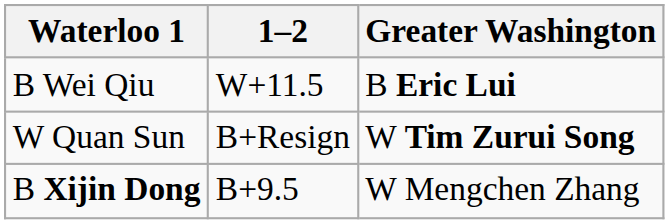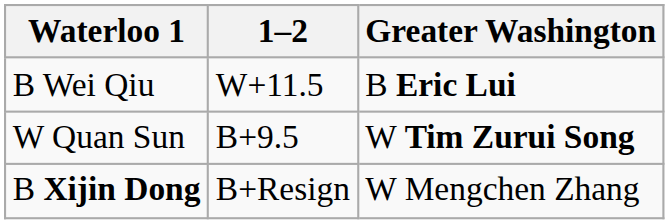(283, 137) B+Resign -> (257, 137) B+9.5
(257, 190) B+9.5 -> (283, 190) B+Resign
